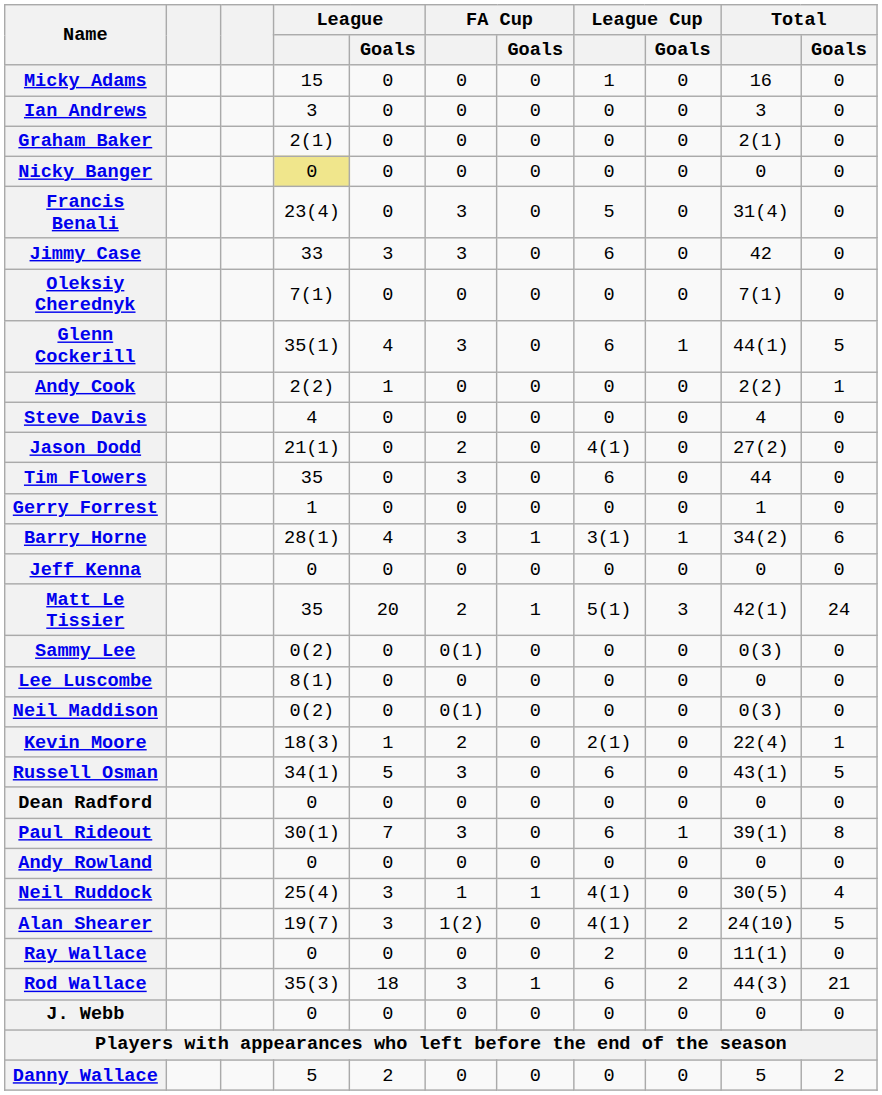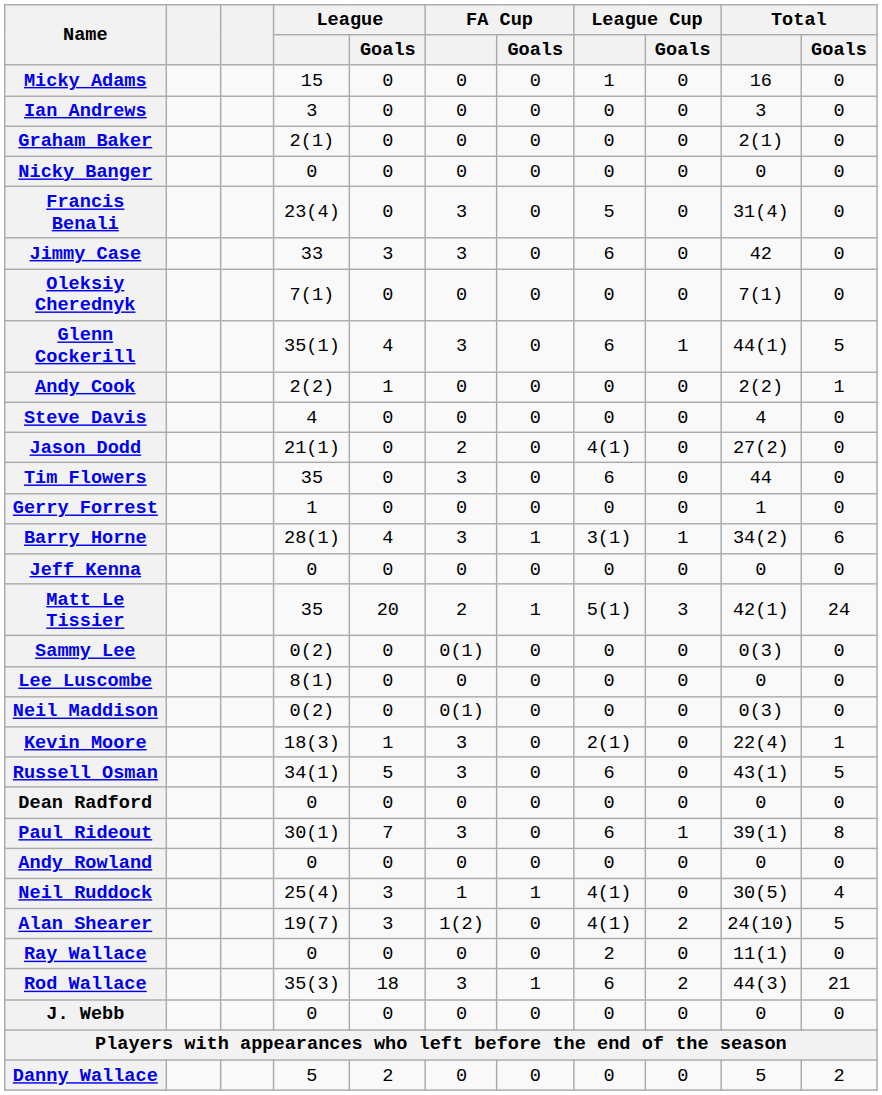(312, 171) khaki background -> (312, 171) no background
(462, 742) 2 -> (462, 742) 3
